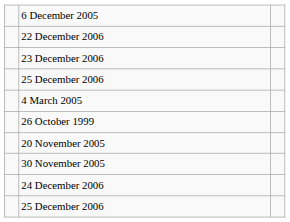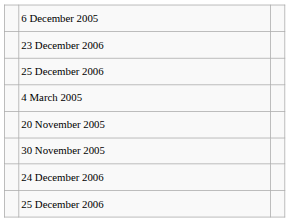- row: (12, 37)
- row: (12, 122)
